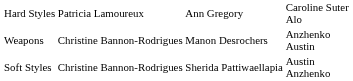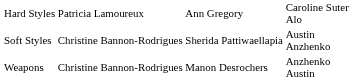rows swapped: (28, 67) <-> (24, 40)
